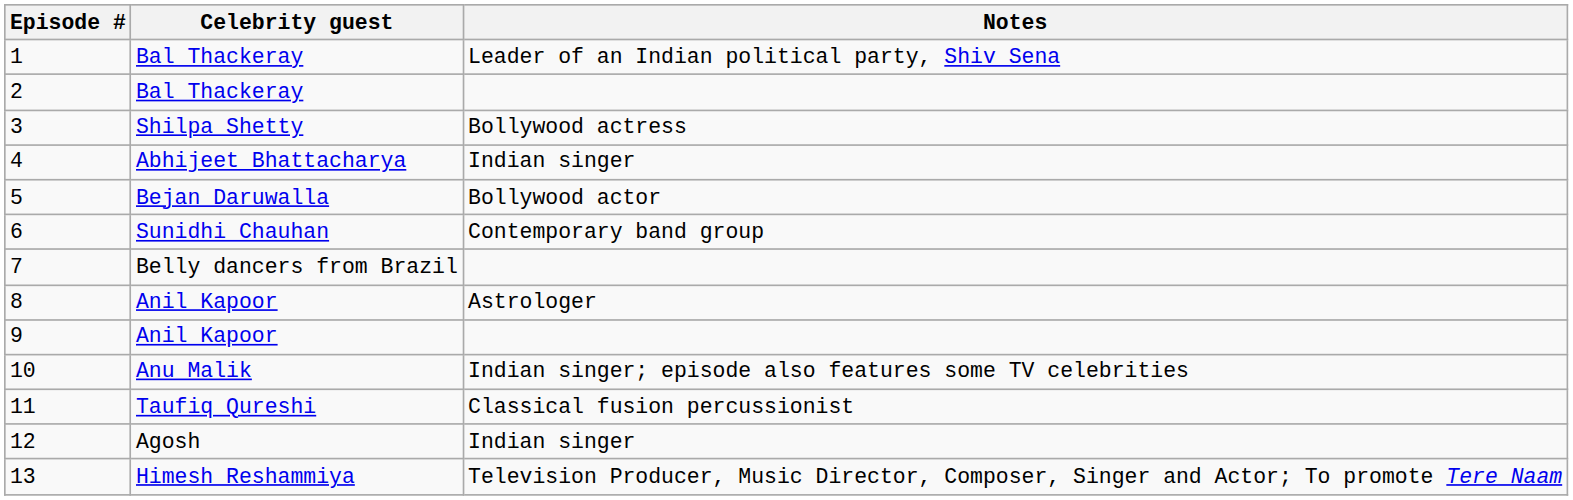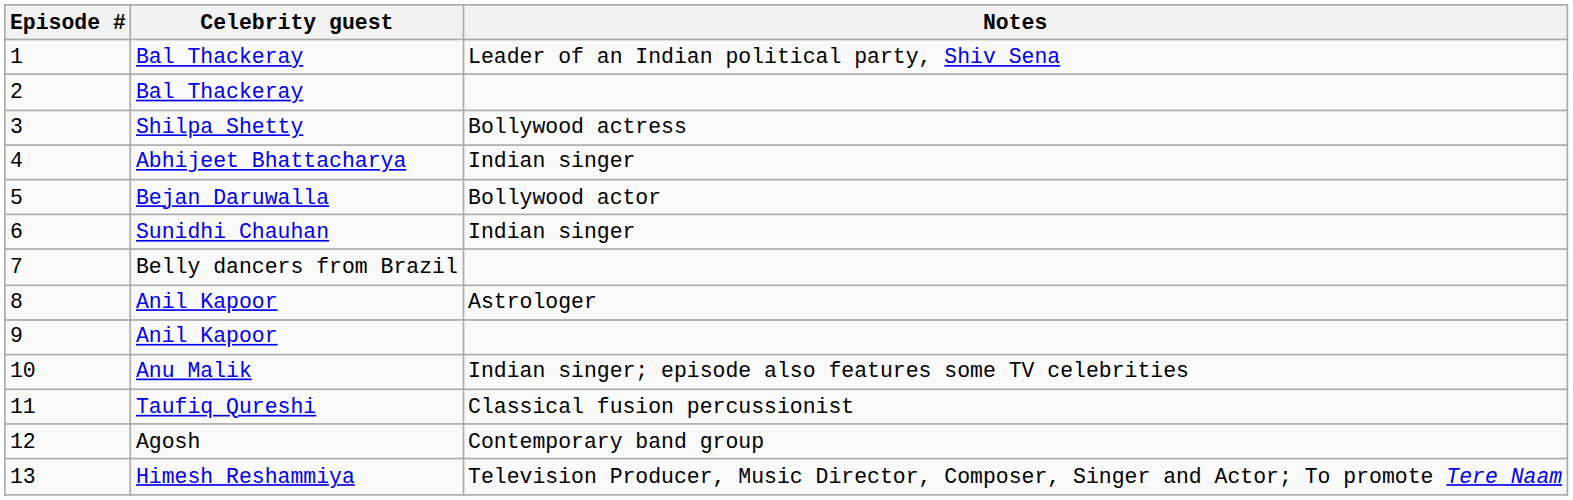(616, 232) Contemporary band group -> (552, 232) Indian singer
(552, 442) Indian singer -> (616, 442) Contemporary band group
